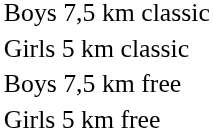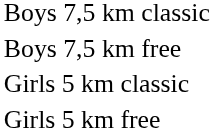rows swapped: (96, 48) <-> (93, 83)
